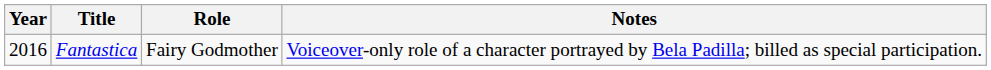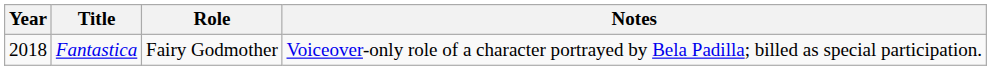(28, 49) 2016 -> (28, 49) 2018
